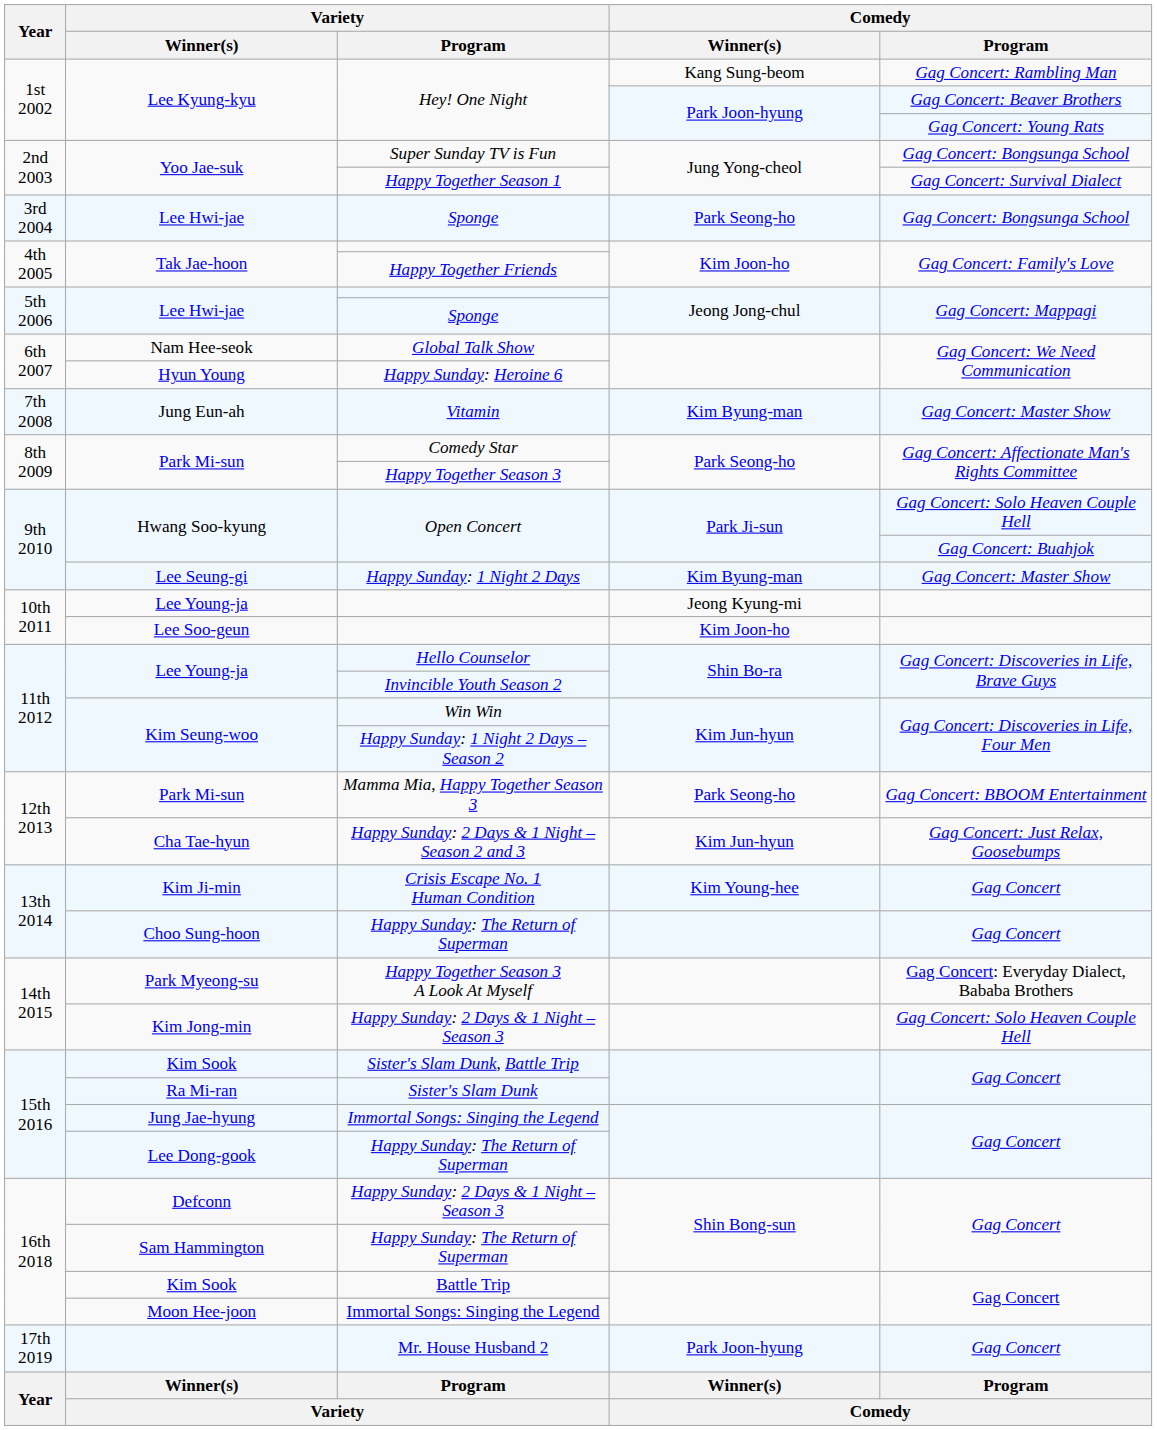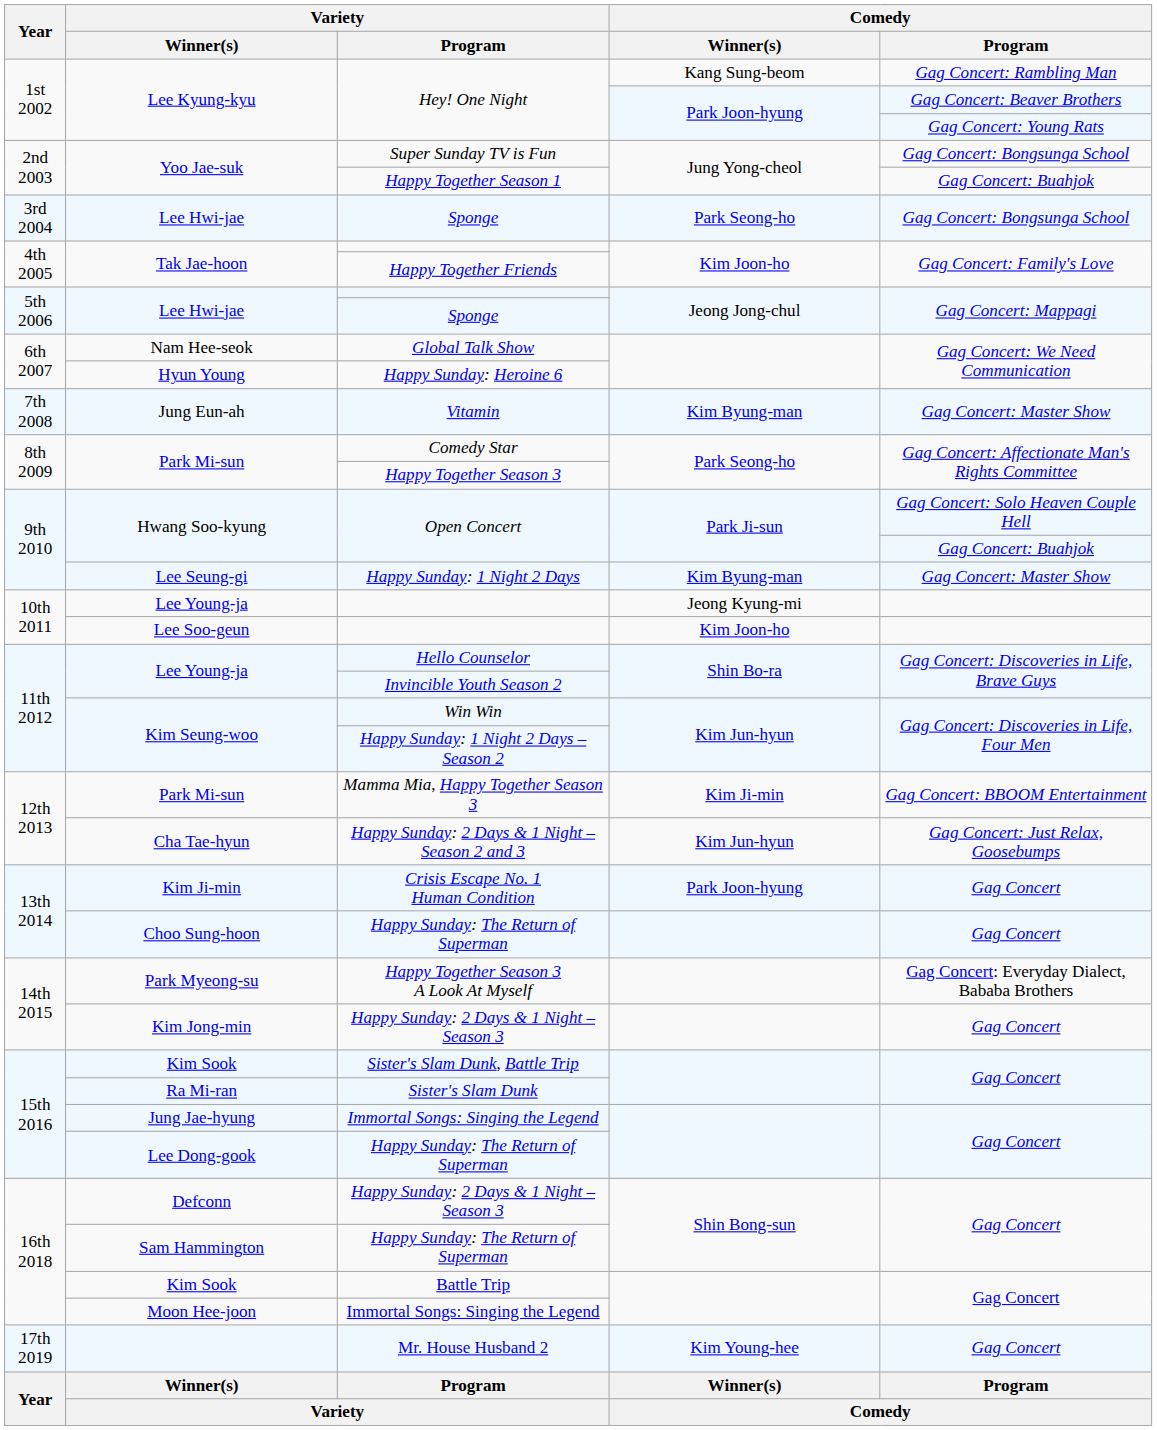(1016, 180) Gag Concert: Survival Dialect -> (1016, 180) Gag Concert: Buahjok
(745, 794) Park Seong-ho -> (745, 794) Kim Ji-min
(745, 887) Kim Young-hee -> (745, 887) Park Joon-hyung
(1016, 1026) Gag Concert: Solo Heaven Couple Hell -> (1016, 1026) Gag Concert
(745, 1348) Park Joon-hyung -> (745, 1348) Kim Young-hee
